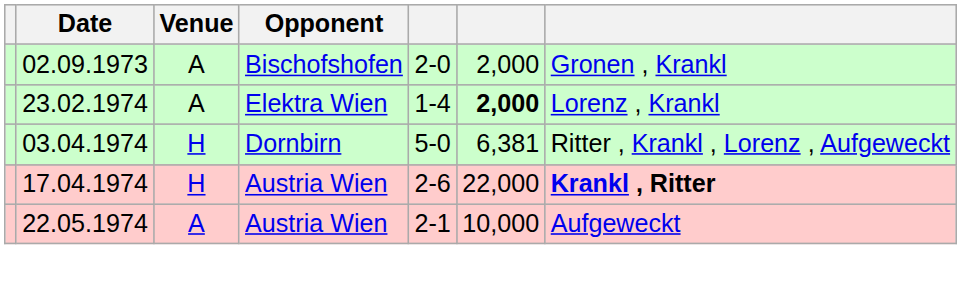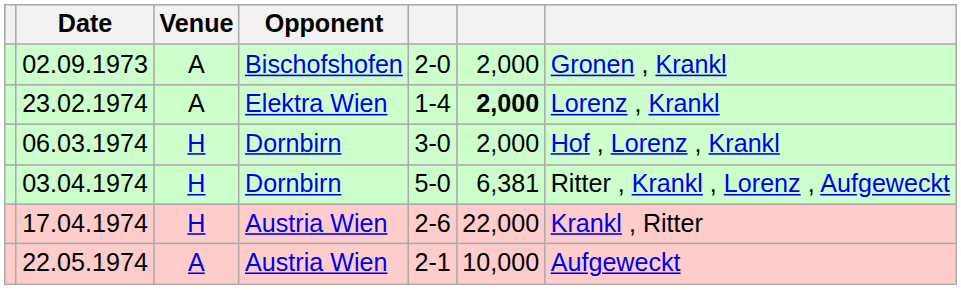+ row: (85, 143)
(633, 183) bold -> (627, 223) normal
